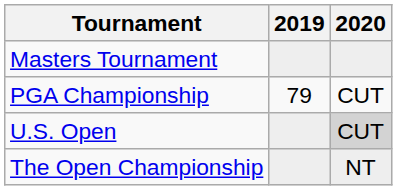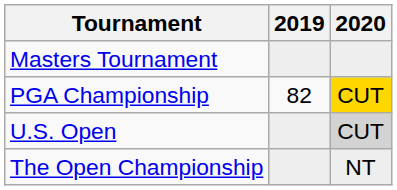(299, 95) 79 -> (299, 95) 82
(361, 95) no background -> (361, 95) gold background
